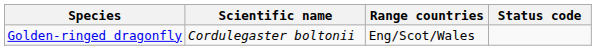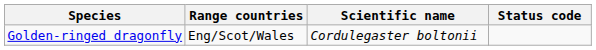columns swapped: (275, 15) <-> (427, 15)
